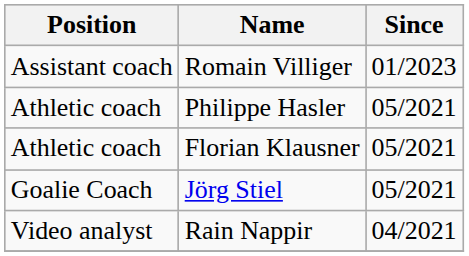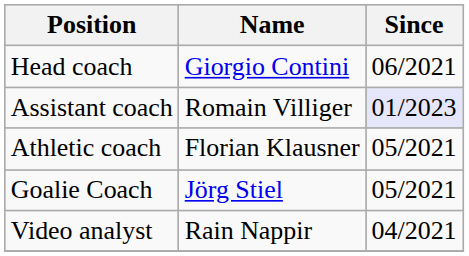+ row: (267, 66)
(414, 66) no background -> (414, 107) lavender background
- row: (265, 107)
